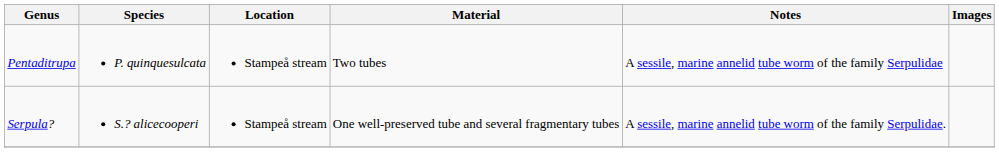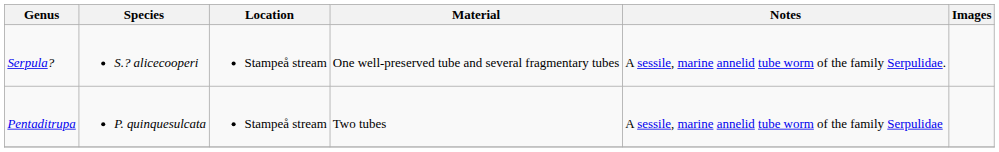rows swapped: (42, 62) <-> (31, 123)
